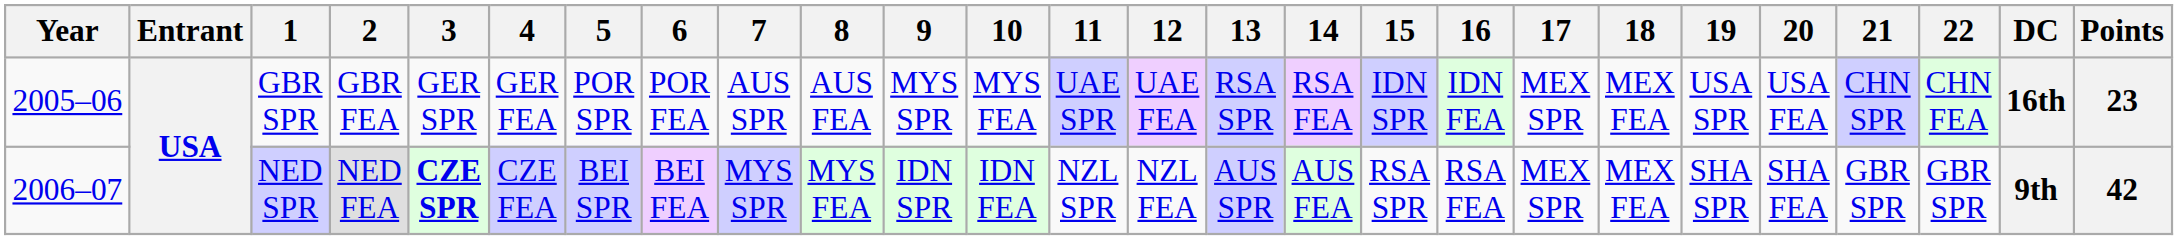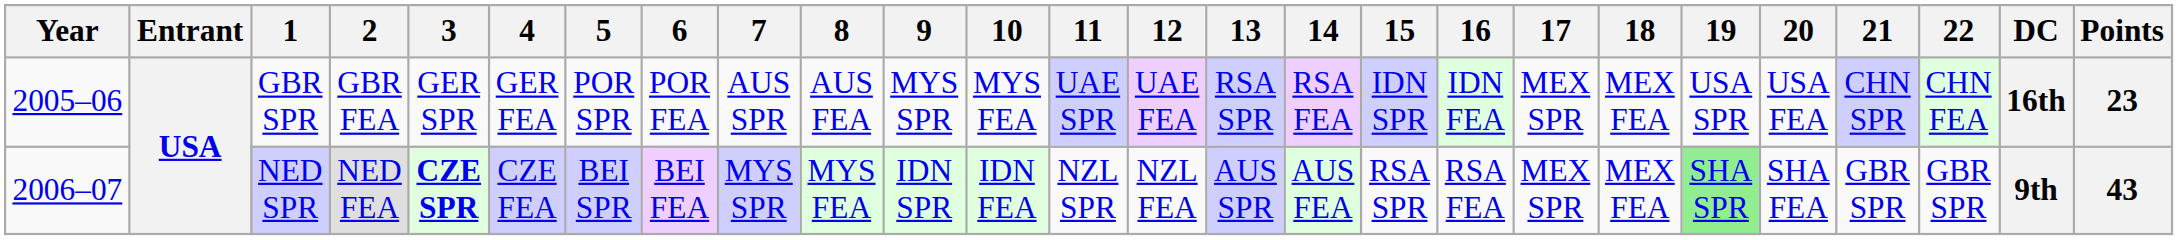(1721, 189) no background -> (1721, 189) lightgreen background
(2122, 189) 42 -> (2122, 189) 43
